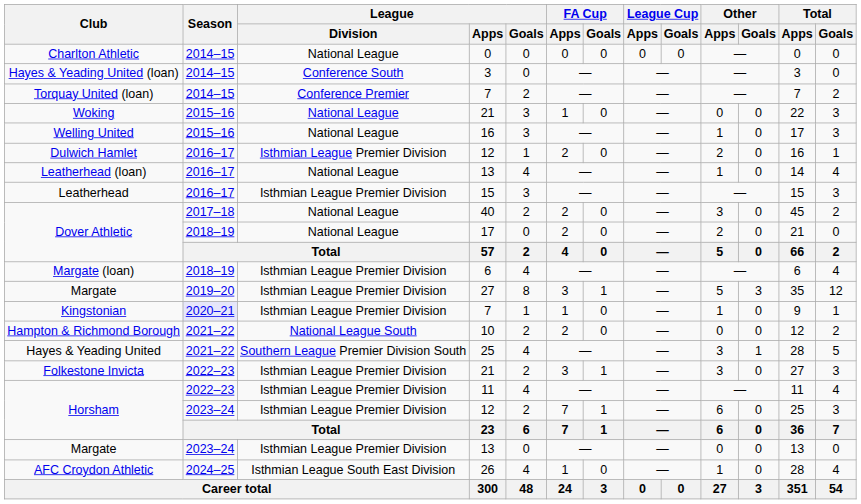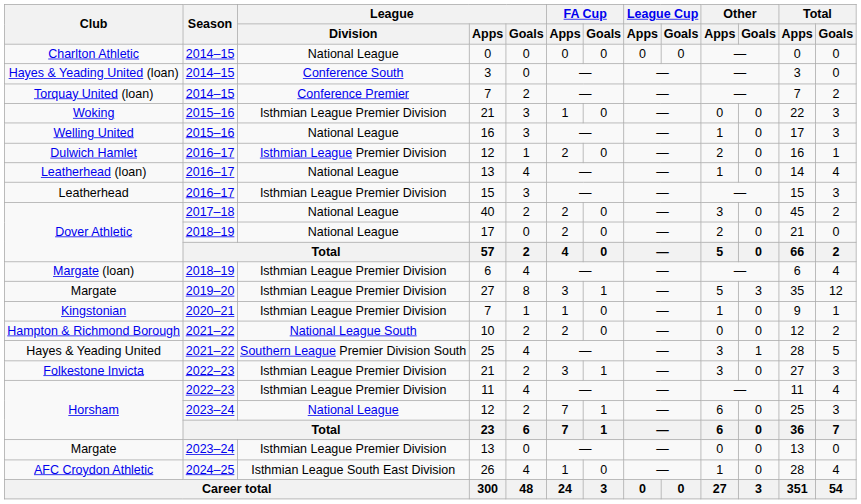(353, 113) National League -> (353, 113) Isthmian League Premier Division
(210, 311) lavender background -> (210, 311) no background
(353, 410) Isthmian League Premier Division -> (353, 410) National League
